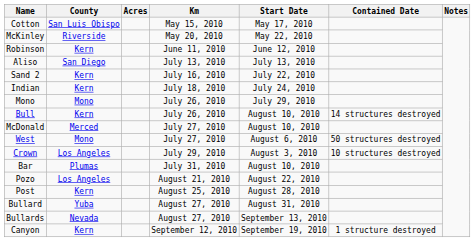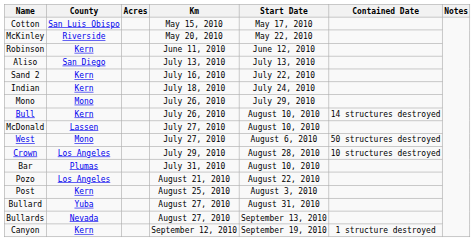(84, 127) Merced -> (84, 127) Lassen
(284, 153) August 3, 2010 -> (284, 153) August 28, 2010
(284, 192) August 28, 2010 -> (284, 192) August 3, 2010
